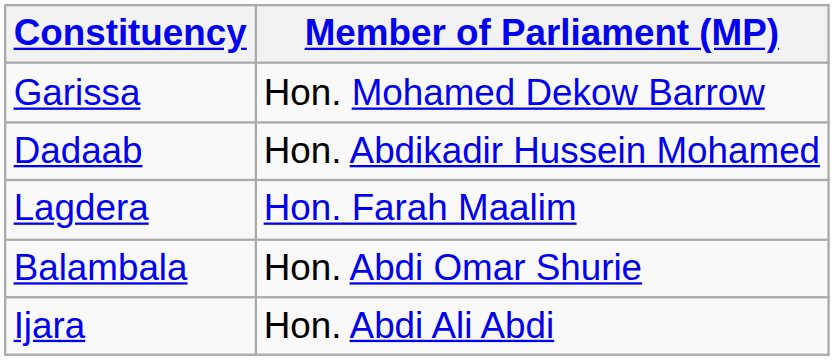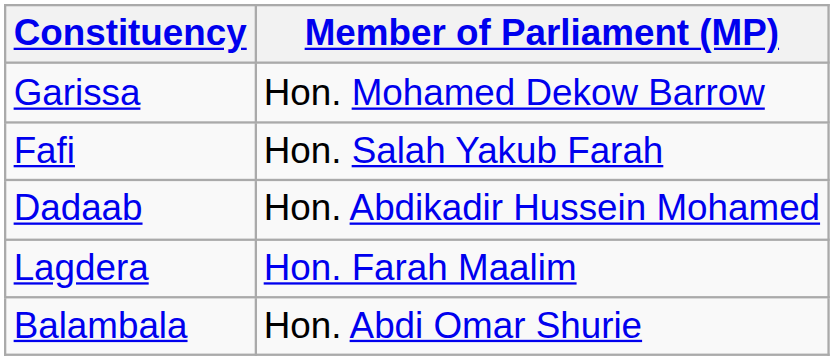+ row: (44, 150)
- row: (49, 325)
